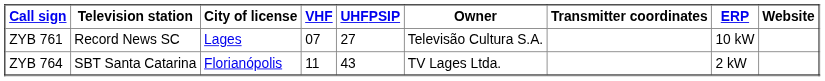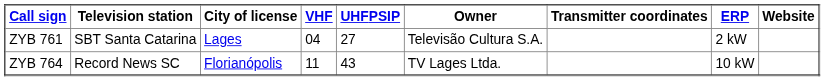(127, 40) Record News SC -> (135, 40) SBT Santa Catarina
(313, 40) 07 -> (313, 40) 04
(735, 40) 10 kW -> (731, 40) 2 kW
(135, 63) SBT Santa Catarina -> (127, 63) Record News SC
(731, 63) 2 kW -> (735, 63) 10 kW
